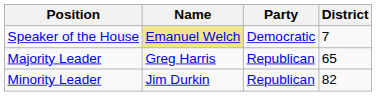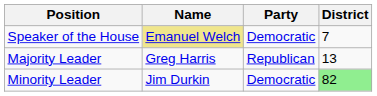(329, 58) 65 -> (329, 58) 13
(281, 79) Republican -> (281, 79) Democratic
(329, 79) no background -> (329, 79) lightgreen background
